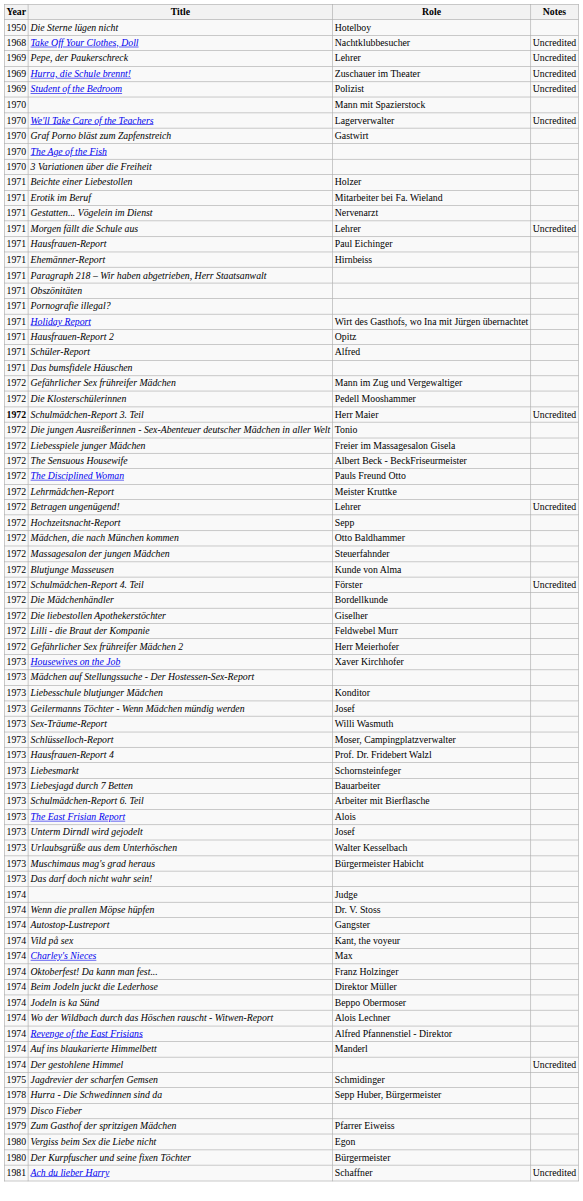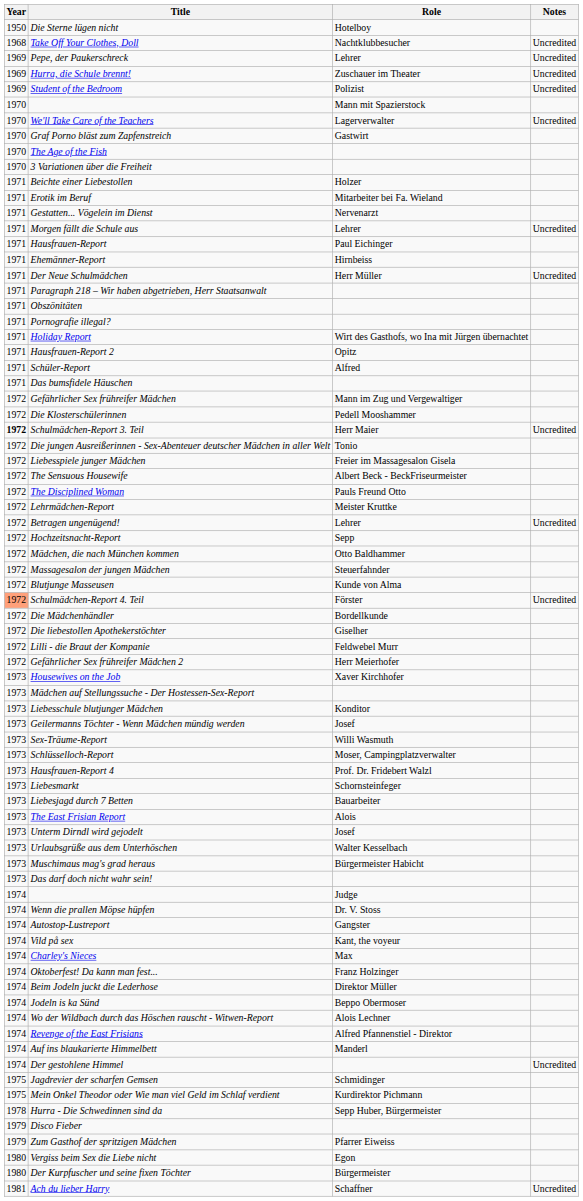+ row: (79, 275)
(16, 584) no background -> (16, 600) lightsalmon background
- row: (87, 801)
+ row: (155, 1095)
